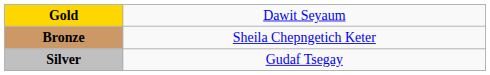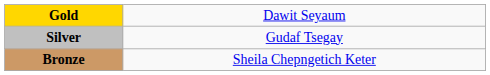rows swapped: (64, 59) <-> (64, 37)
